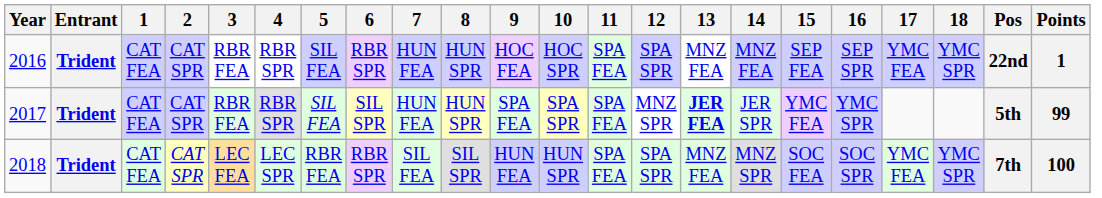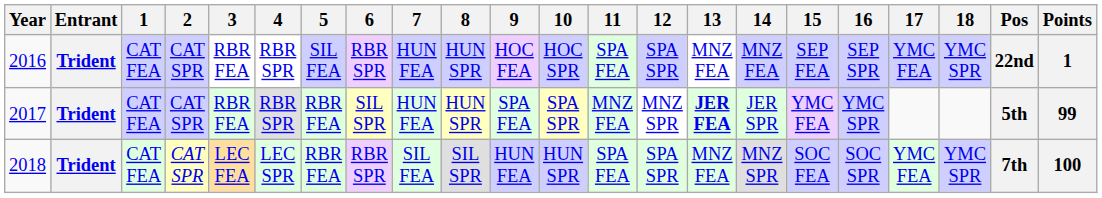(324, 113) SIL FEA -> (324, 113) RBR FEA
(609, 113) SPA FEA -> (612, 113) MNZ FEA
